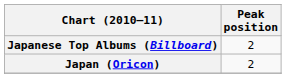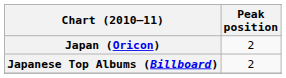rows swapped: (113, 64) <-> (113, 45)
